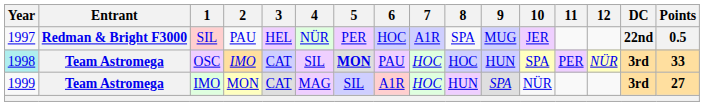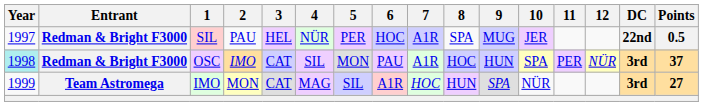(114, 60) Team Astromega -> (114, 60) Redman & Bright F3000
(354, 60) bold -> (353, 60) normal
(427, 60) HOC -> (426, 60) A1R
(678, 60) 33 -> (676, 60) 37
